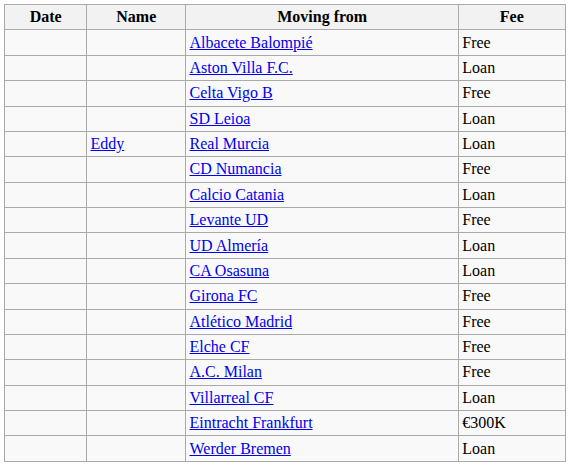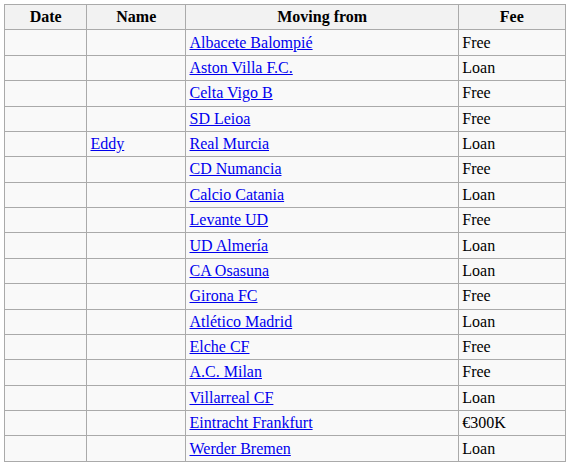(479, 118) Loan -> (476, 118) Free
(476, 321) Free -> (479, 321) Loan
